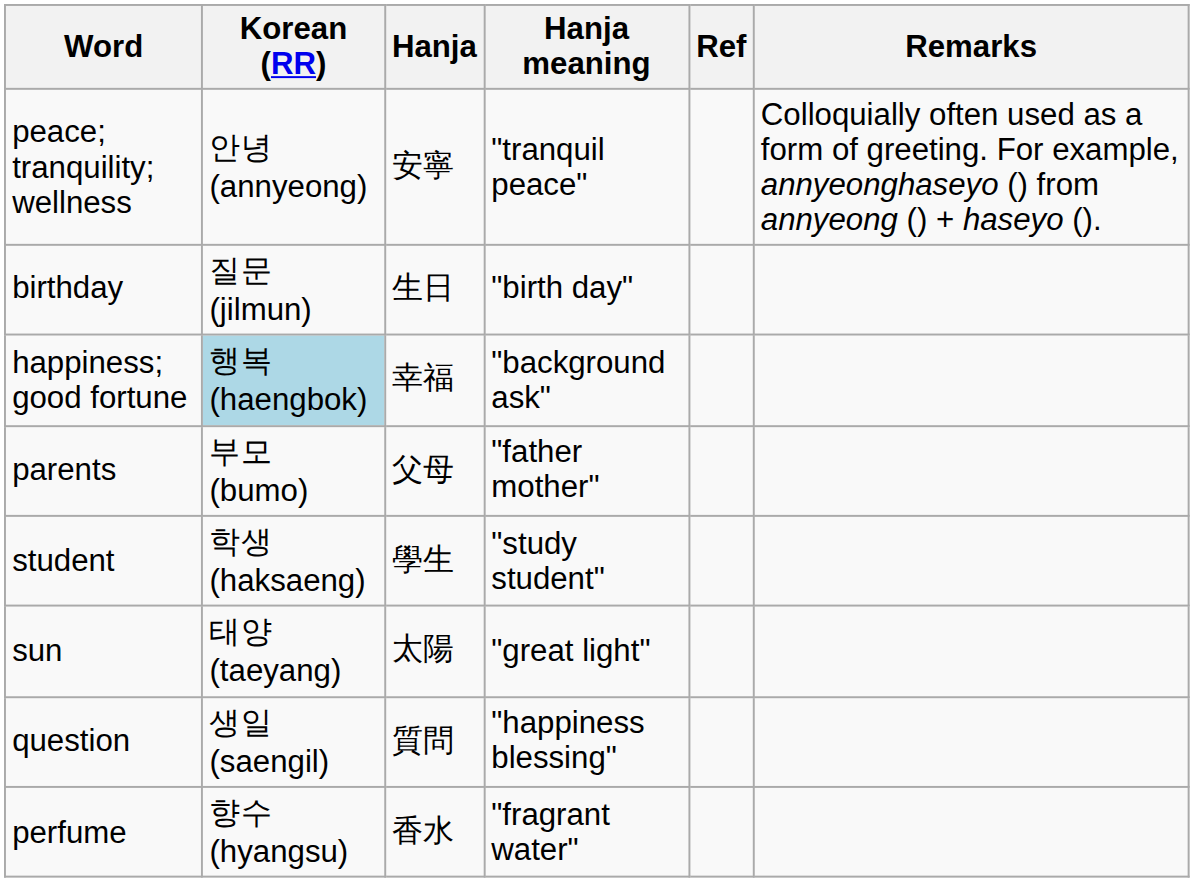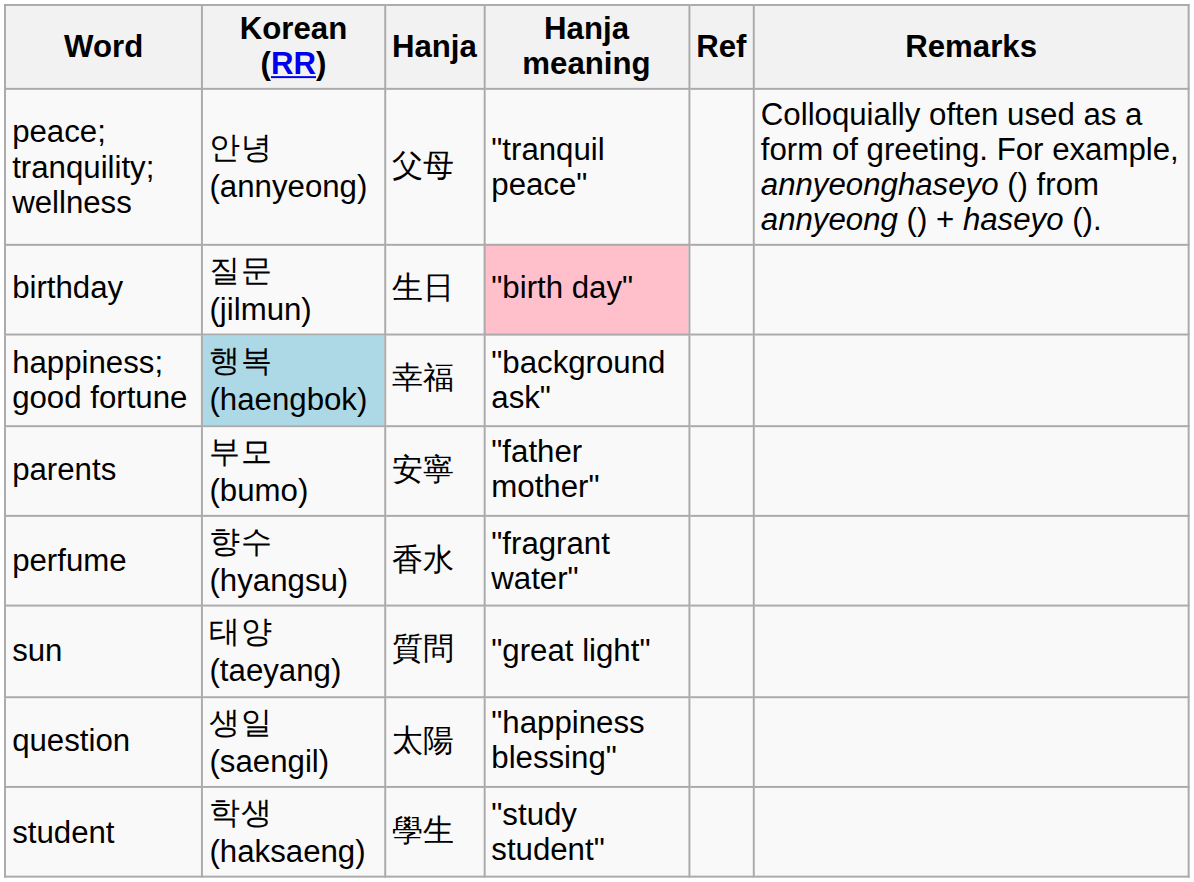(423, 165) 安寧 -> (423, 165) 父母
(562, 289) no background -> (562, 289) pink background
(423, 468) 父母 -> (423, 468) 安寧
rows swapped: (63, 560) <-> (69, 831)
(423, 649) 太陽 -> (423, 649) 質問
(423, 740) 質問 -> (423, 740) 太陽
